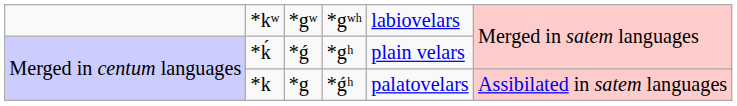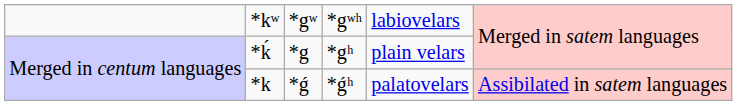(299, 52) *ǵ -> (299, 52) *g
(299, 84) *g -> (299, 84) *ǵ
